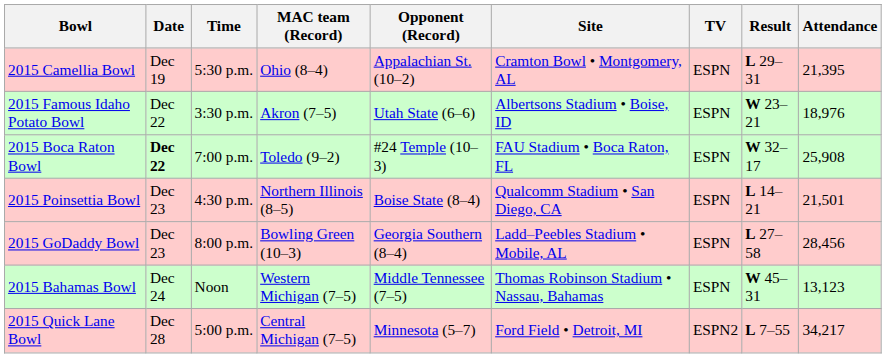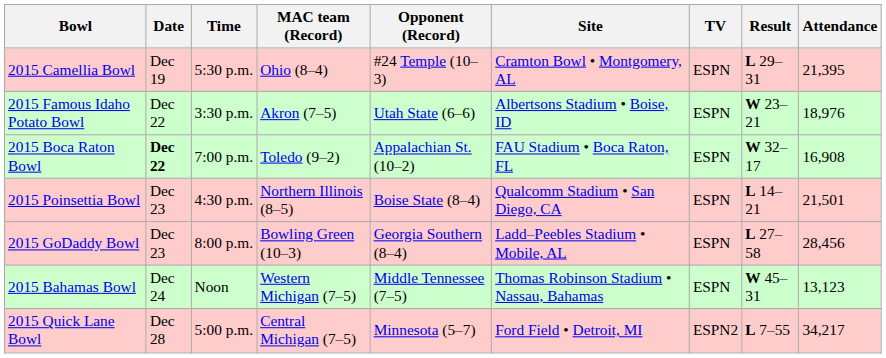(423, 69) Appalachian St. (10–2) -> (426, 69) #24 Temple (10–3)
(426, 156) #24 Temple (10–3) -> (423, 156) Appalachian St. (10–2)
(823, 156) 25,908 -> (823, 156) 16,908
